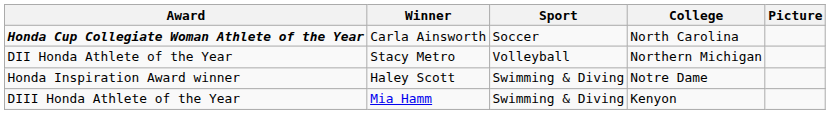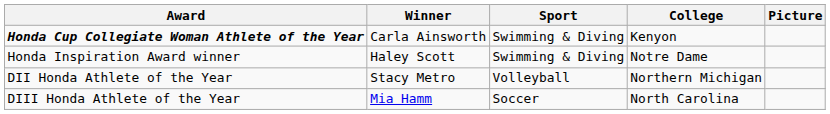(516, 36) Soccer -> (558, 36) Swimming & Diving
(685, 36) North Carolina -> (654, 36) Kenyon
rows swapped: (124, 78) <-> (120, 57)
(558, 99) Swimming & Diving -> (516, 99) Soccer
(654, 99) Kenyon -> (685, 99) North Carolina
